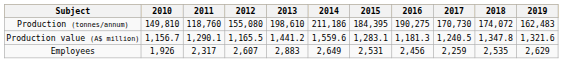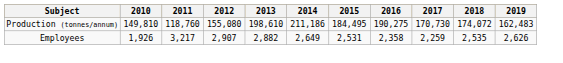(371, 24) 184,395 -> (349, 24) 184,495
- row: (73, 38)
(204, 51) 2,317 -> (183, 38) 3,217
(246, 51) 2,607 -> (224, 38) 2,907
(287, 51) 2,883 -> (266, 38) 2,882
(412, 51) 2,456 -> (391, 38) 2,358
(537, 51) 2,629 -> (516, 38) 2,626
